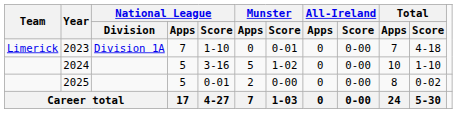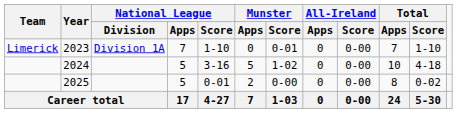(428, 48) 4-18 -> (428, 48) 1-10
(428, 65) 1-10 -> (428, 65) 4-18
